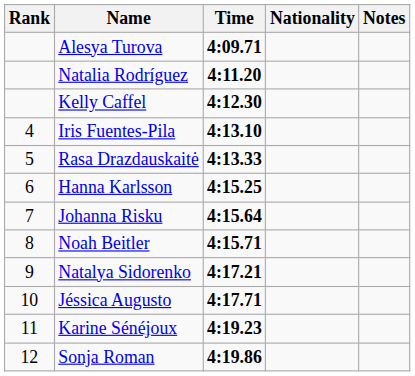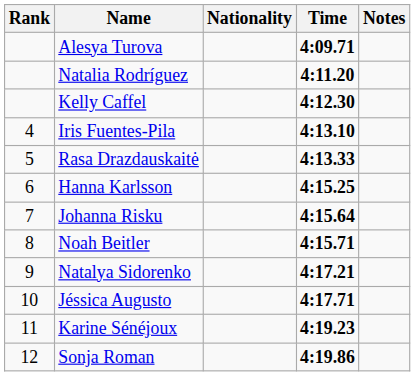columns swapped: (312, 18) <-> (234, 18)
